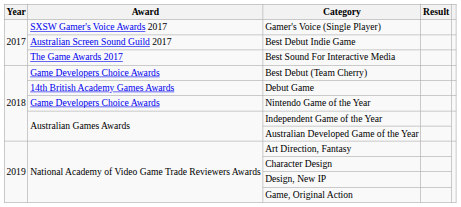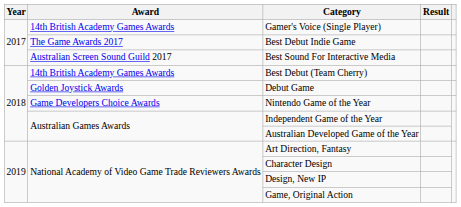(99, 27) SXSW Gamer's Voice Awards 2017 -> (102, 27) 14th British Academy Games Awards
(101, 42) Australian Screen Sound Guild 2017 -> (76, 42) The Game Awards 2017
(76, 57) The Game Awards 2017 -> (101, 57) Australian Screen Sound Guild 2017
(95, 73) Game Developers Choice Awards -> (102, 73) 14th British Academy Games Awards
(102, 88) 14th British Academy Games Awards -> (77, 88) Golden Joystick Awards
